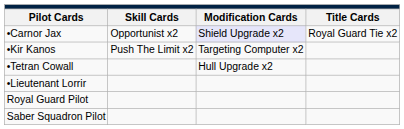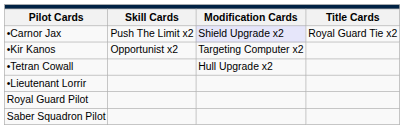(144, 34) Opportunist x2 -> (152, 34) Push The Limit x2
(152, 50) Push The Limit x2 -> (144, 50) Opportunist x2
